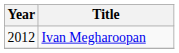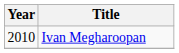(21, 37) 2012 -> (21, 37) 2010
